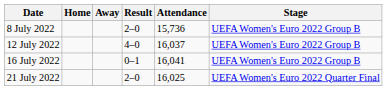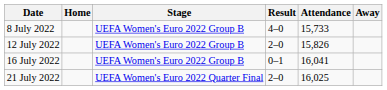columns swapped: (107, 12) <-> (296, 12)
(132, 28) 2–0 -> (276, 28) 4–0
(171, 28) 15,736 -> (315, 28) 15,733
(132, 45) 4–0 -> (276, 45) 2–0
(171, 45) 16,037 -> (315, 45) 15,826
